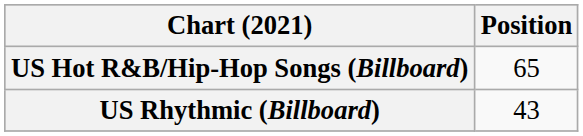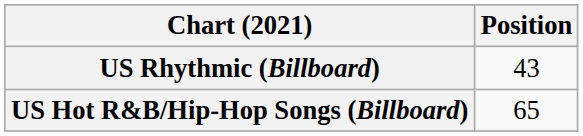rows swapped: (240, 67) <-> (240, 109)
